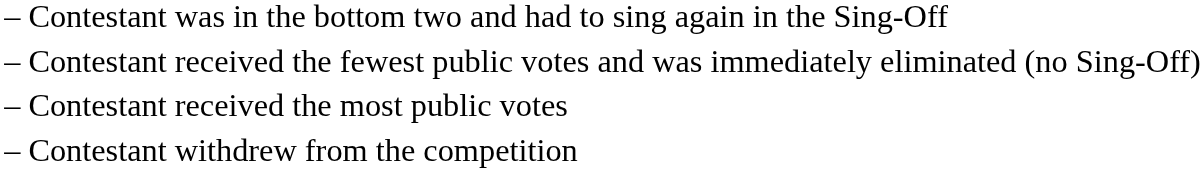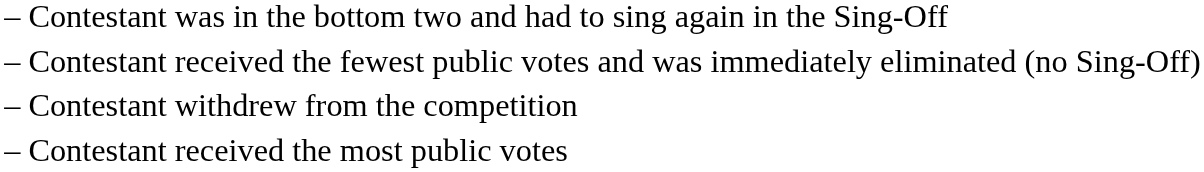rows swapped: (298, 105) <-> (303, 150)
